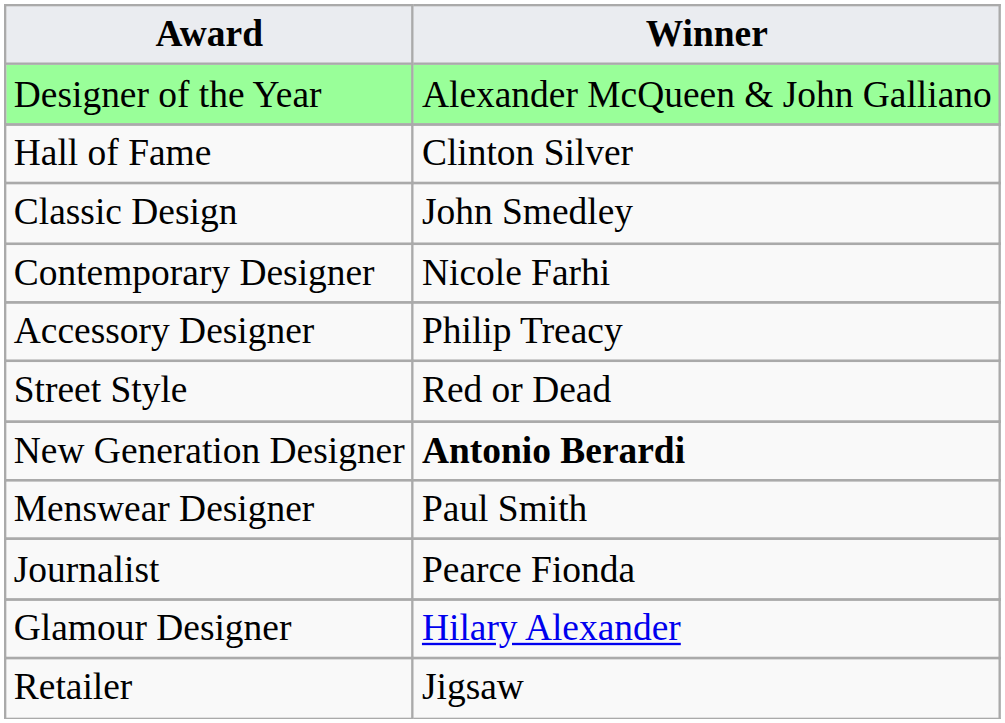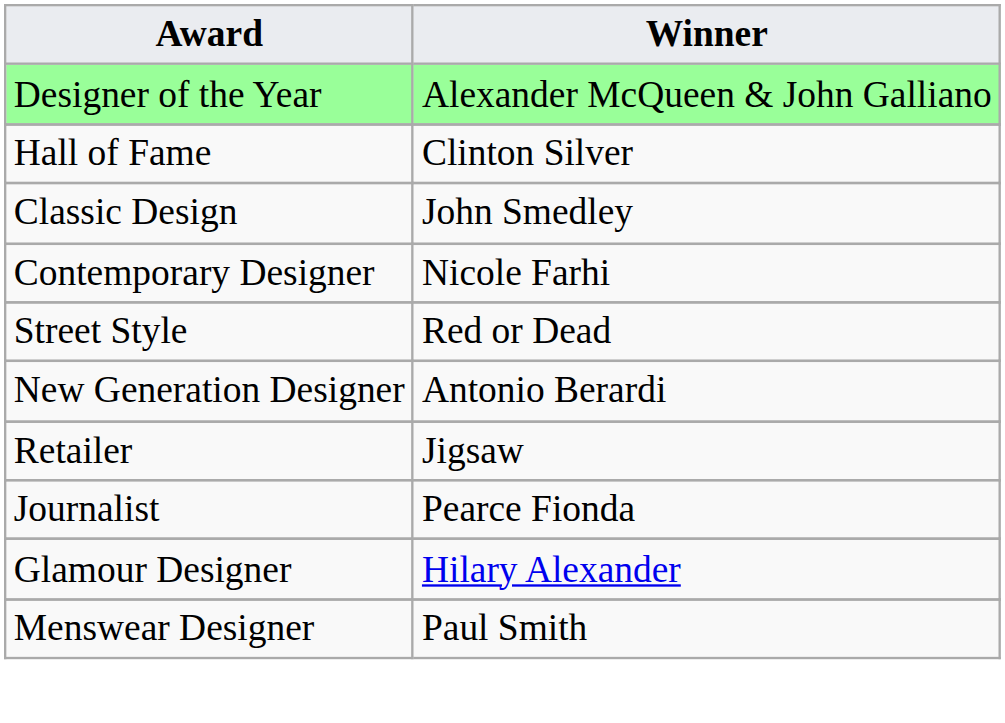- row: (164, 331)
(554, 449) bold -> (544, 390) normal
rows swapped: (73, 687) <-> (164, 509)
